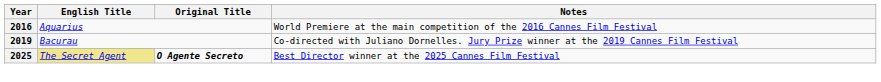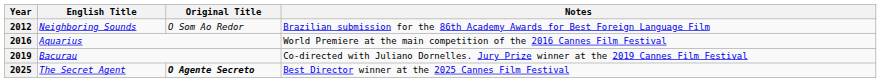+ row: (21, 26)
(83, 56) khaki background -> (83, 70) no background
